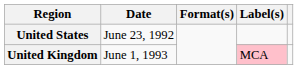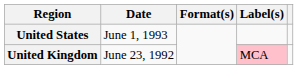(139, 34) June 23, 1992 -> (136, 34) June 1, 1993
(136, 54) June 1, 1993 -> (139, 54) June 23, 1992
